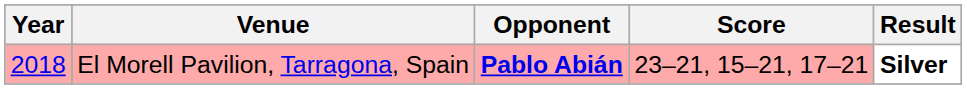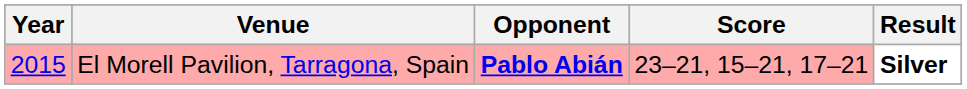(38, 64) 2018 -> (38, 64) 2015
